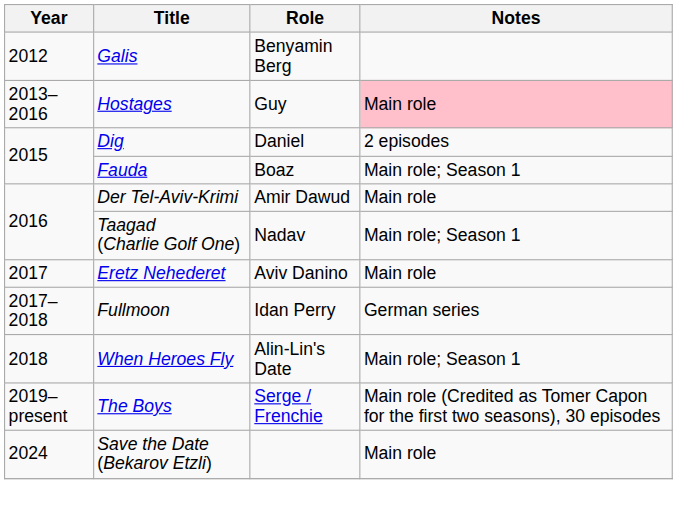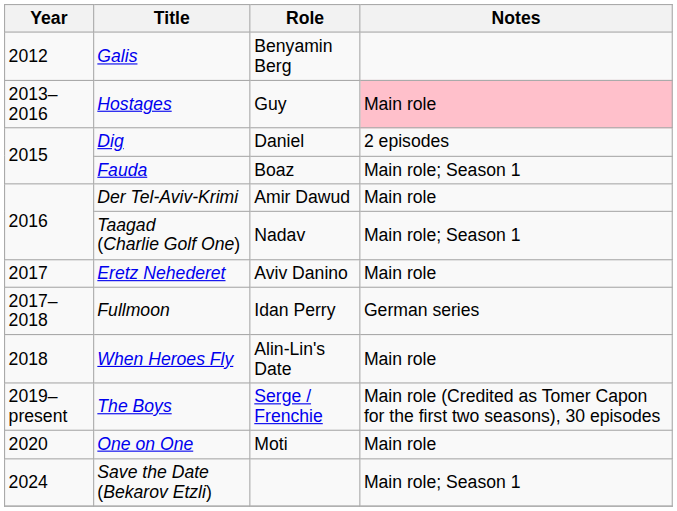(442, 358) Main role; Season 1 -> (400, 358) Main role
+ row: (145, 444)
(400, 454) Main role -> (442, 482) Main role; Season 1
